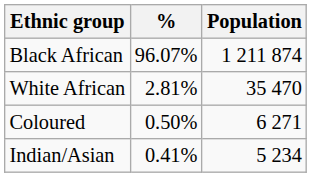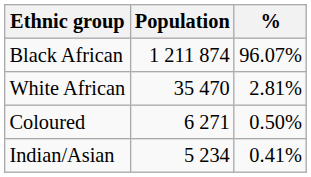columns swapped: (254, 21) <-> (166, 21)
